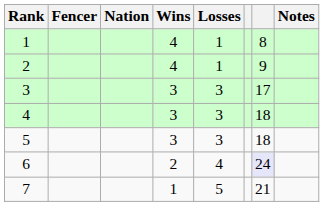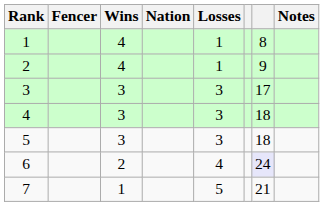columns swapped: (127, 16) <-> (173, 16)
